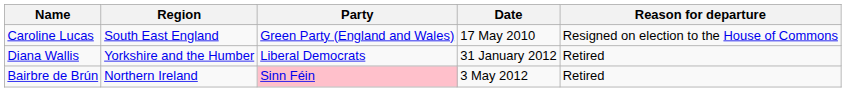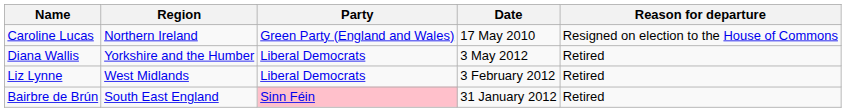(161, 35) South East England -> (151, 35) Northern Ireland
(508, 55) 31 January 2012 -> (494, 55) 3 May 2012
+ row: (35, 76)
(151, 76) Northern Ireland -> (161, 96) South East England
(494, 76) 3 May 2012 -> (508, 96) 31 January 2012
